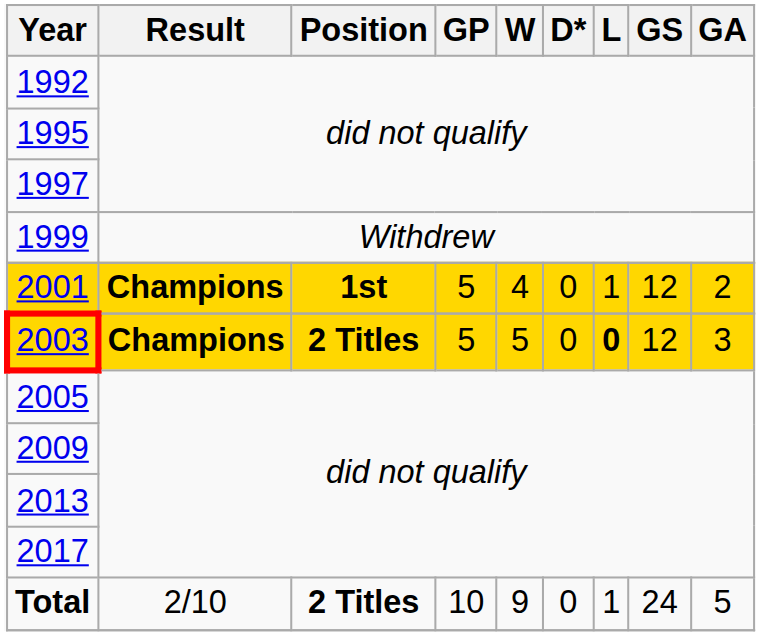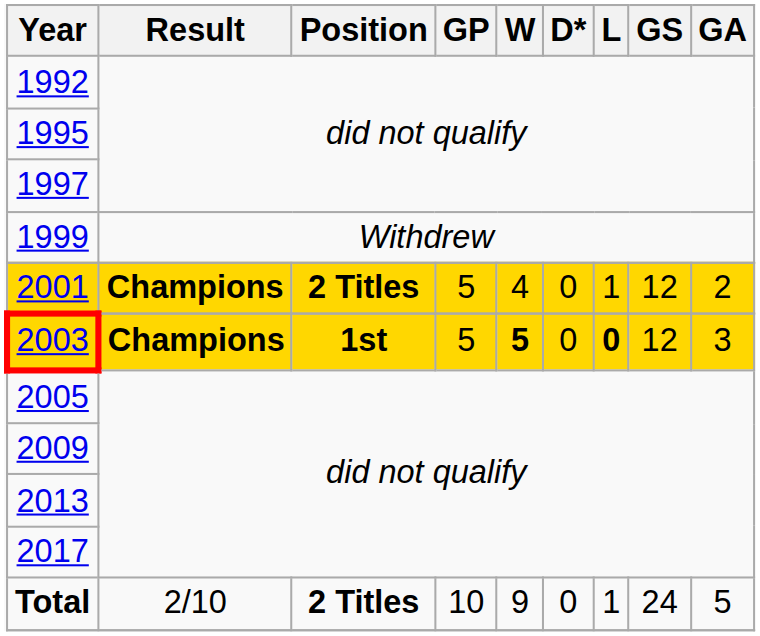(364, 287) 1st -> (364, 287) 2 Titles
(364, 341) 2 Titles -> (364, 341) 1st
(520, 341) normal -> (520, 341) bold
